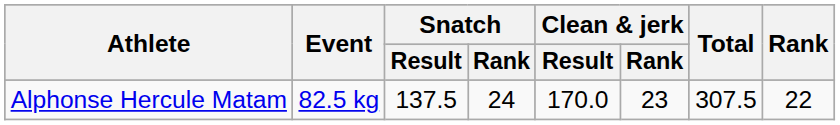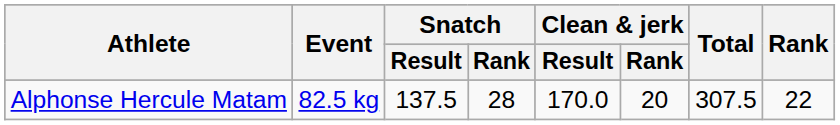(502, 100) 24 -> (502, 100) 28
(655, 100) 23 -> (655, 100) 20
